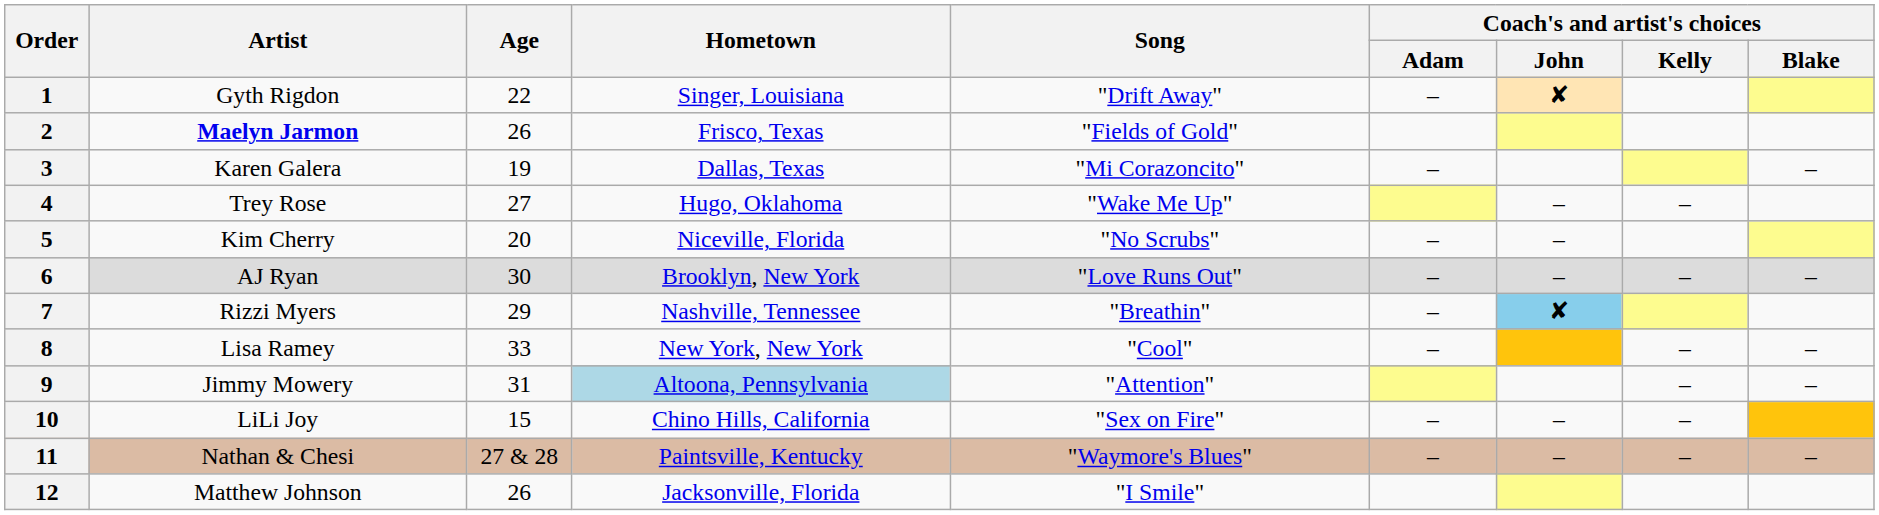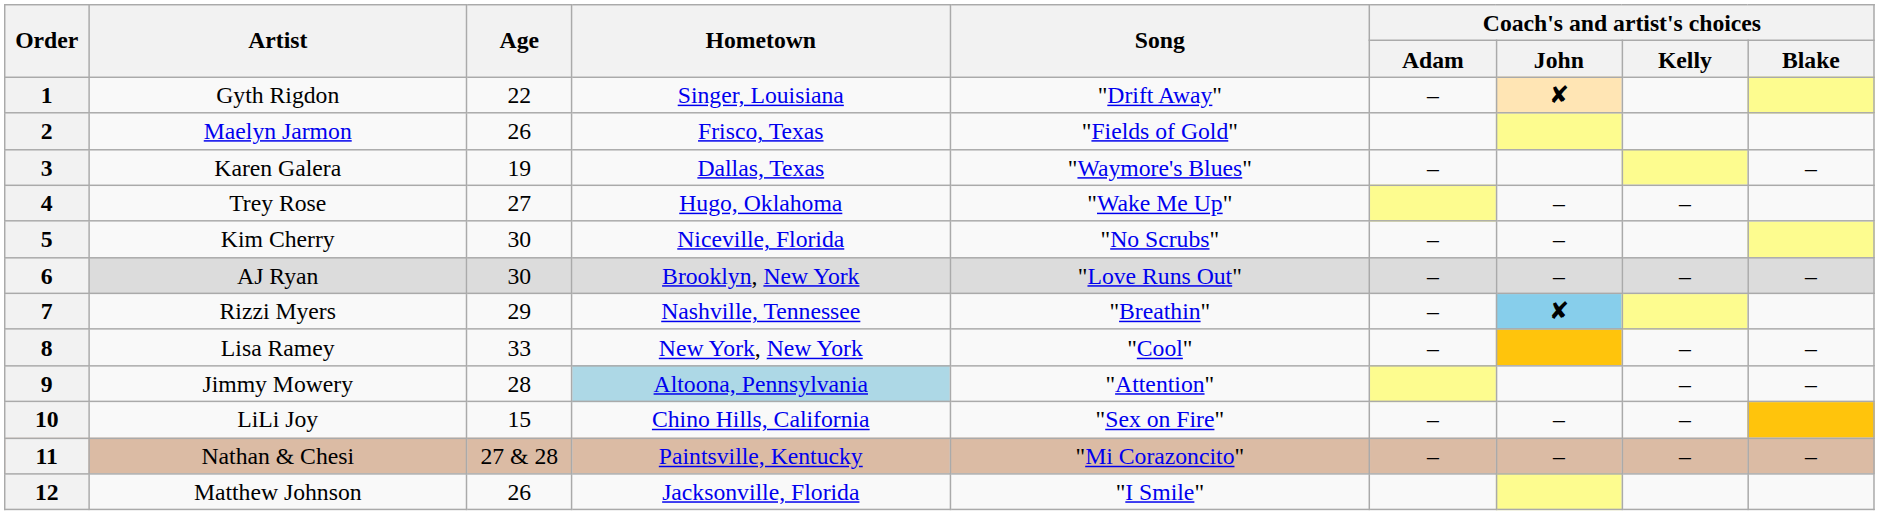(278, 131) bold -> (278, 131) normal
(1160, 167) "Mi Corazoncito" -> (1160, 167) "Waymore's Blues"
(519, 239) 20 -> (519, 239) 30
(519, 384) 31 -> (519, 384) 28
(1160, 456) "Waymore's Blues" -> (1160, 456) "Mi Corazoncito"
